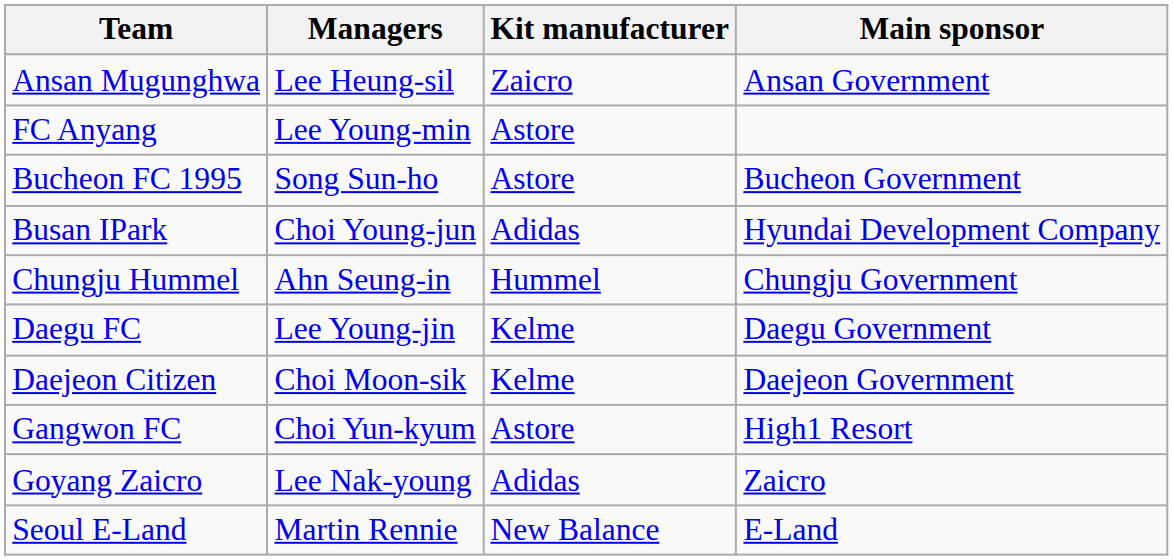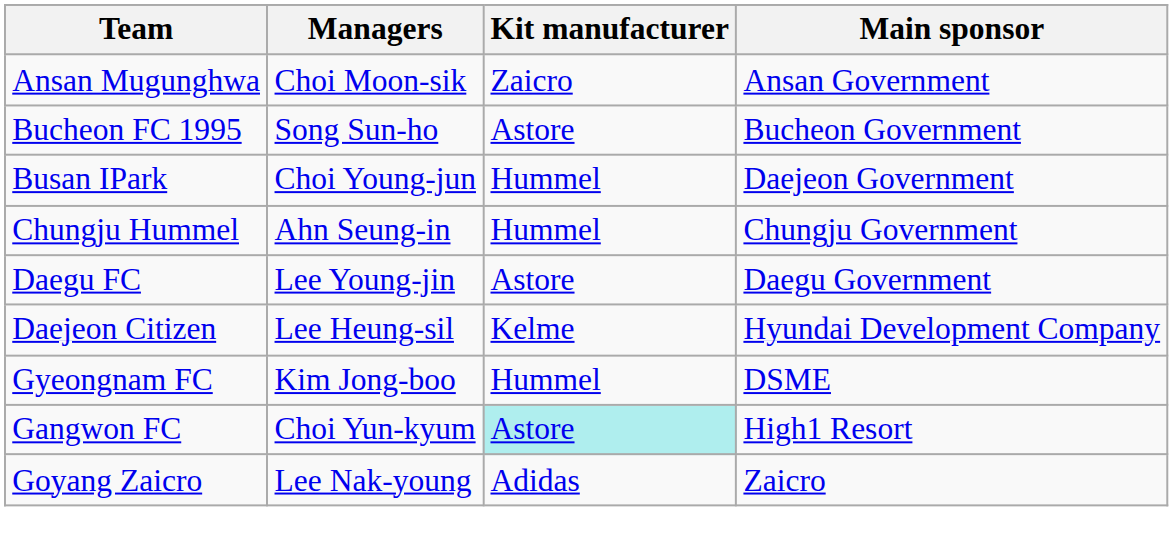(364, 79) Lee Heung-sil -> (370, 79) Choi Moon-sik
- row: (84, 129)
(535, 229) Adidas -> (546, 179) Hummel
(952, 229) Hyundai Development Company -> (879, 179) Daejeon Government
(533, 329) Kelme -> (533, 279) Astore
(370, 379) Choi Moon-sik -> (364, 329) Lee Heung-sil
(879, 379) Daejeon Government -> (952, 329) Hyundai Development Company
+ row: (113, 379)
(533, 429) no background -> (533, 429) paleturquoise background
- row: (99, 529)
